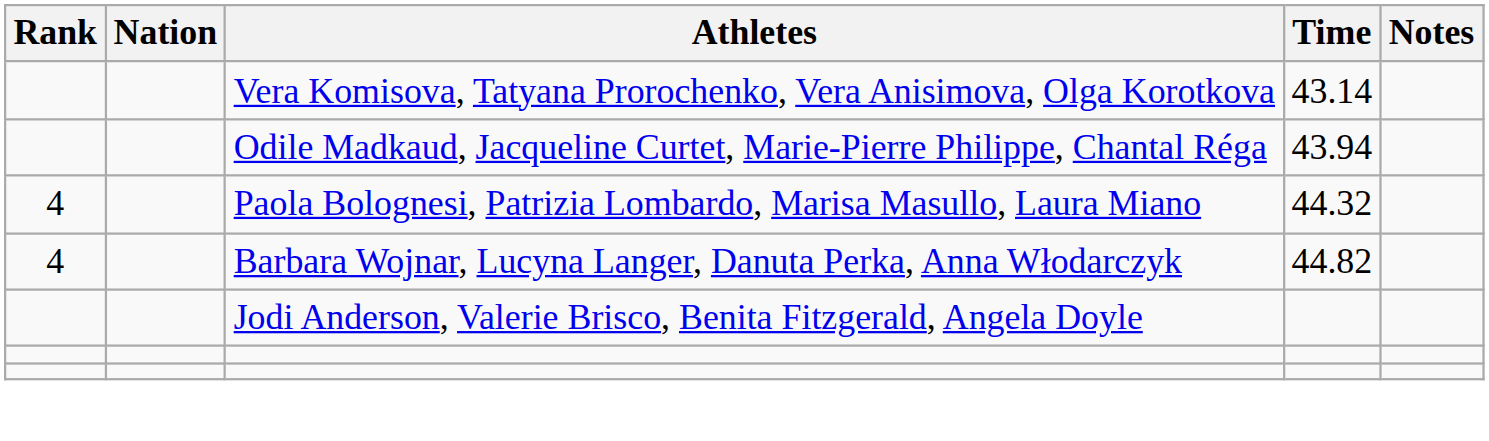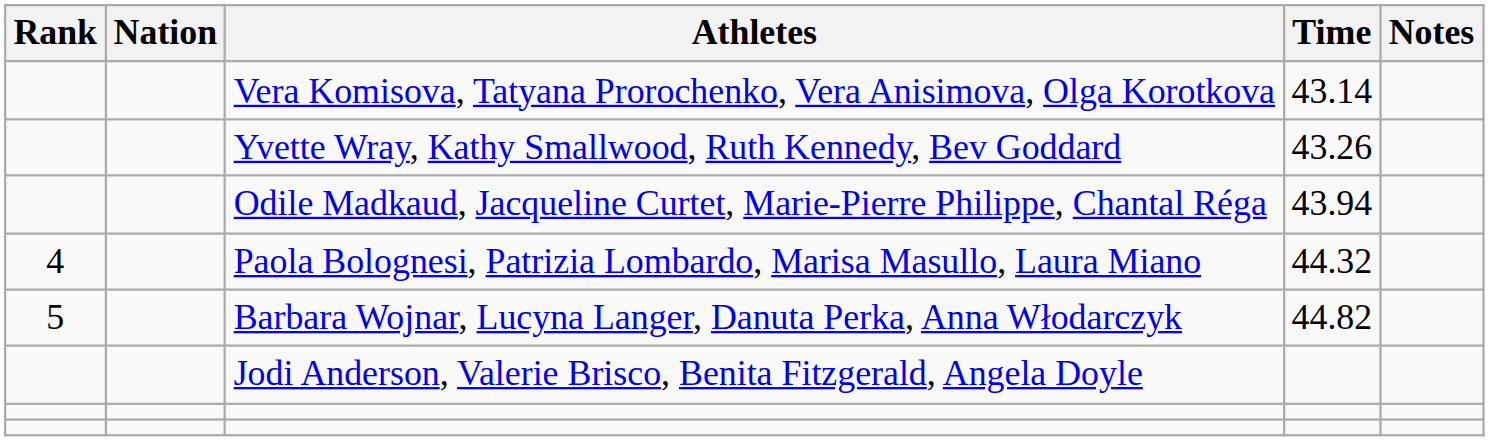+ row: (677, 146)
(55, 260) 4 -> (55, 317) 5
